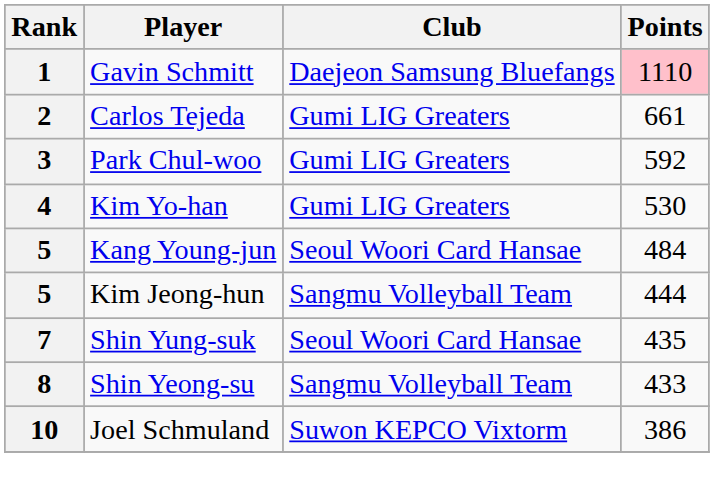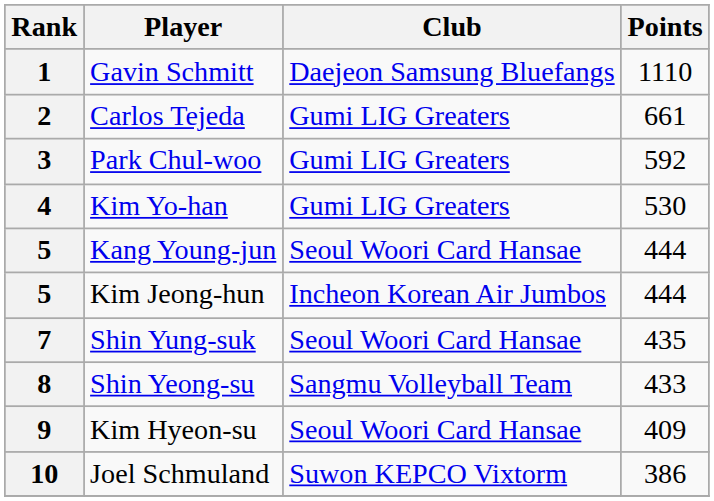(665, 71) pink background -> (665, 71) no background
(665, 250) 484 -> (665, 250) 444
(431, 294) Sangmu Volleyball Team -> (448, 294) Incheon Korean Air Jumbos
+ row: (44, 428)
